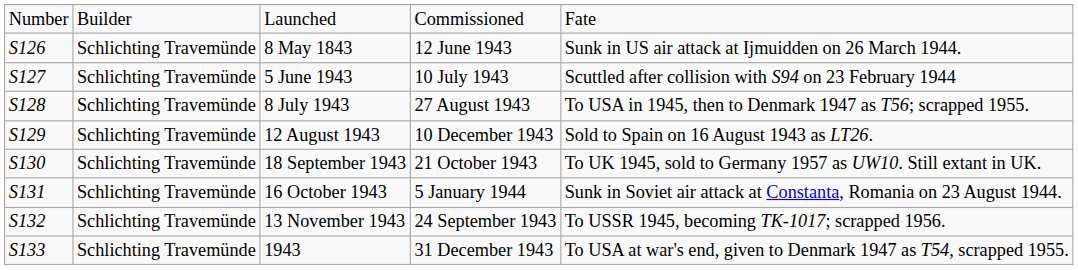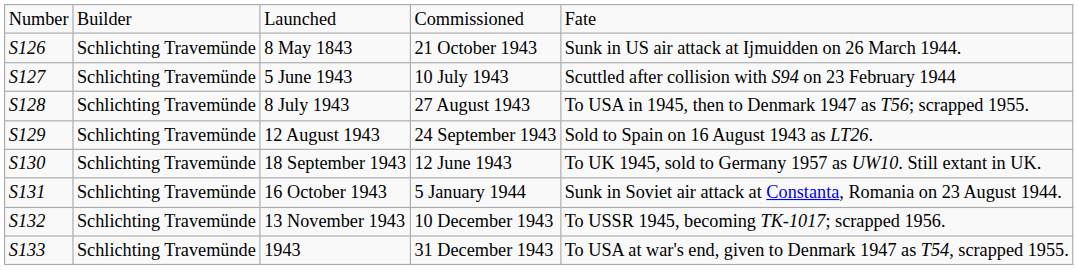(463, 47) 12 June 1943 -> (476, 47) 21 October 1943
(484, 134) 10 December 1943 -> (485, 134) 24 September 1943
(476, 163) 21 October 1943 -> (463, 163) 12 June 1943
(485, 221) 24 September 1943 -> (484, 221) 10 December 1943
